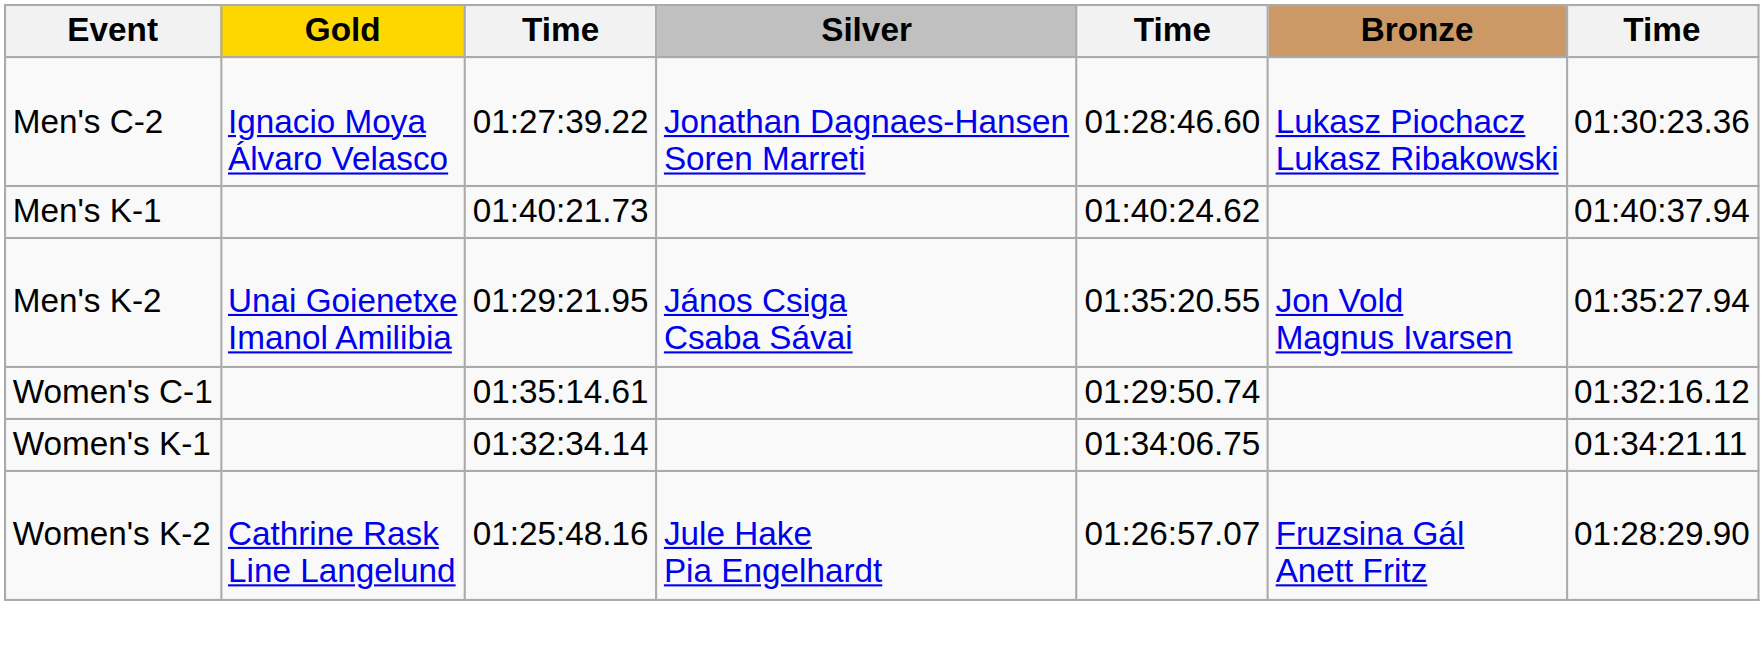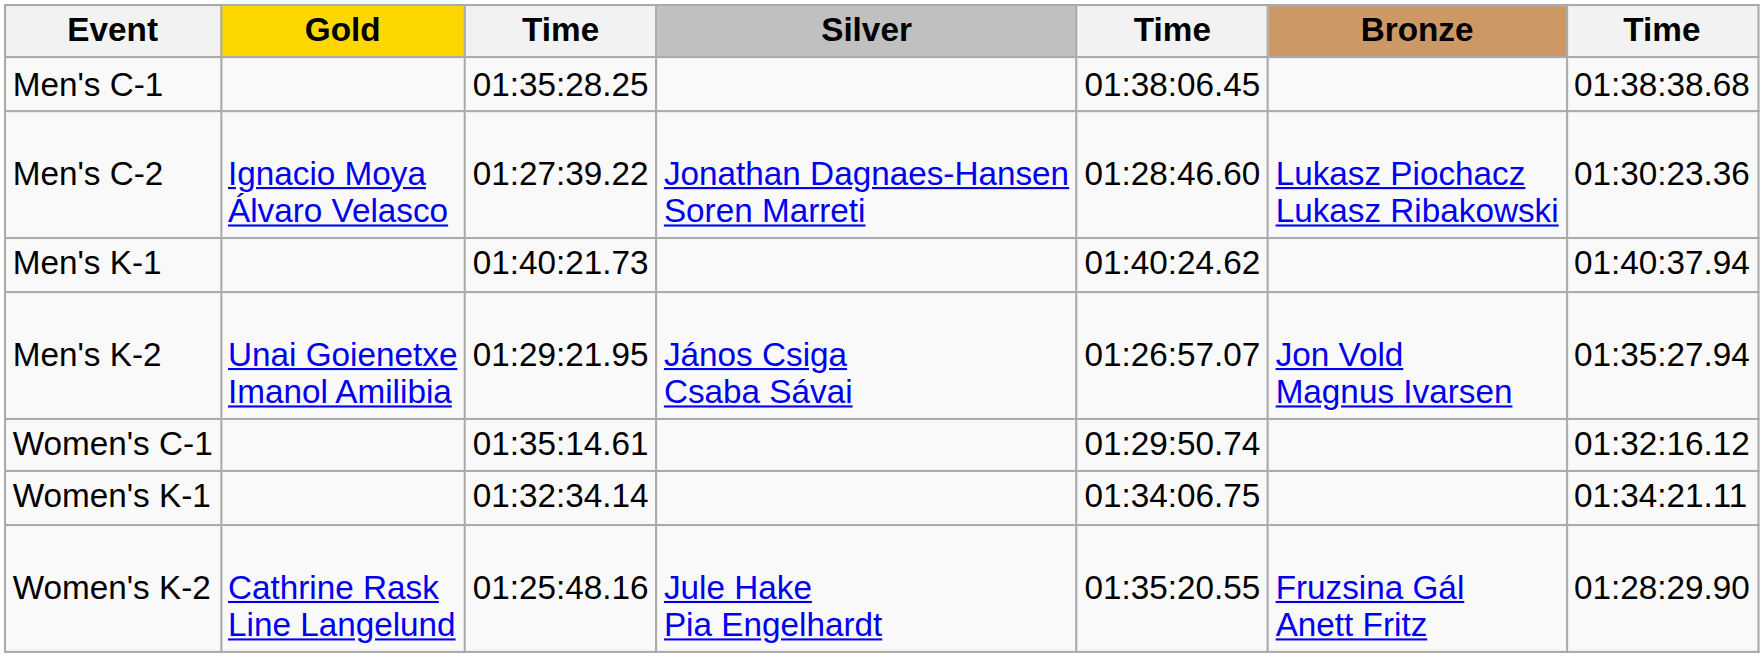+ row: (88, 83)
(1172, 301) 01:35:20.55 -> (1172, 354) 01:26:57.07
(1172, 534) 01:26:57.07 -> (1172, 587) 01:35:20.55
